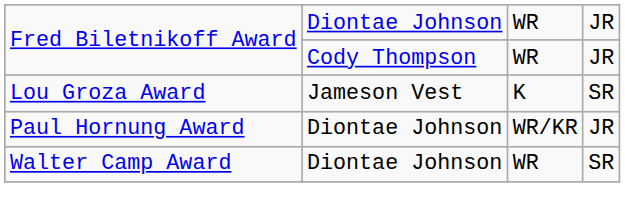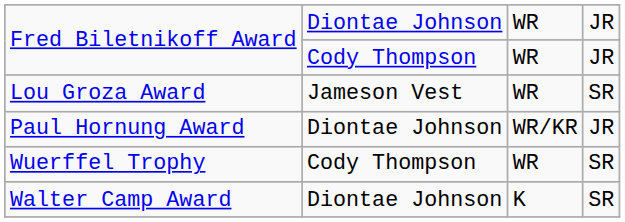(519, 93) K -> (526, 93) WR
+ row: (108, 164)
(526, 164) WR -> (519, 199) K
